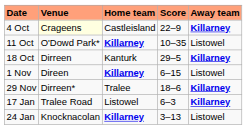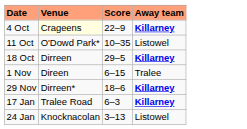- column: (130, 12)
(208, 72) Listowel -> (148, 72) Tralee
